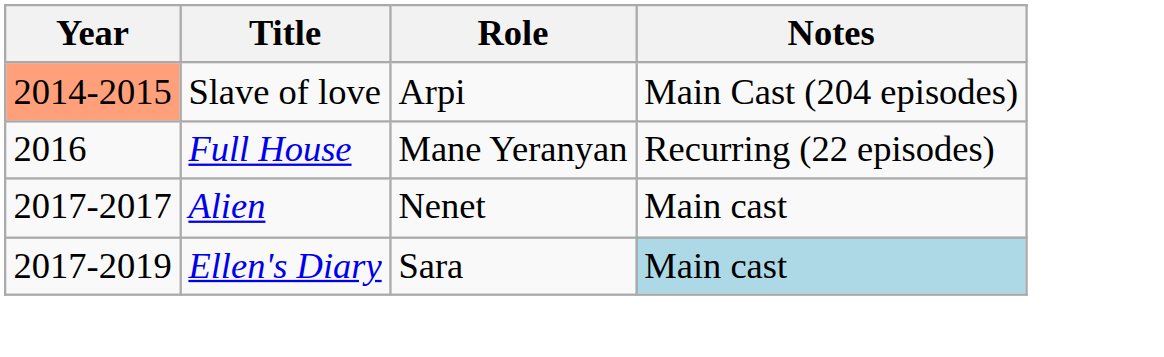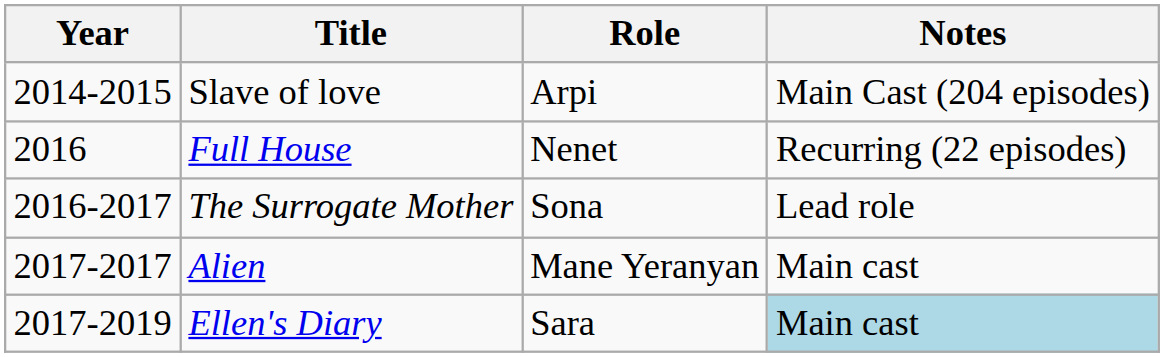(93, 91) lightsalmon background -> (93, 91) no background
(513, 149) Mane Yeranyan -> (574, 149) Nenet
+ row: (351, 206)
(442, 206) Nenet -> (645, 264) Mane Yeranyan
